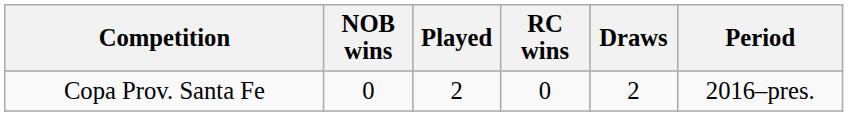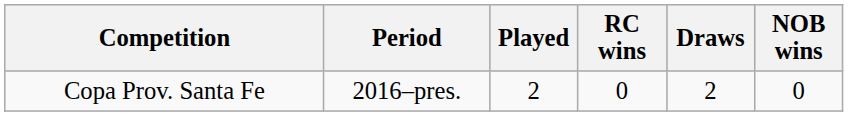columns swapped: (760, 37) <-> (368, 37)
